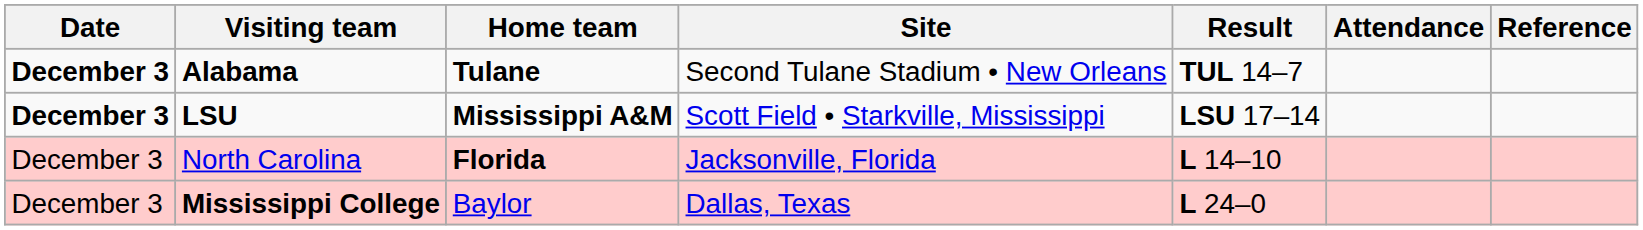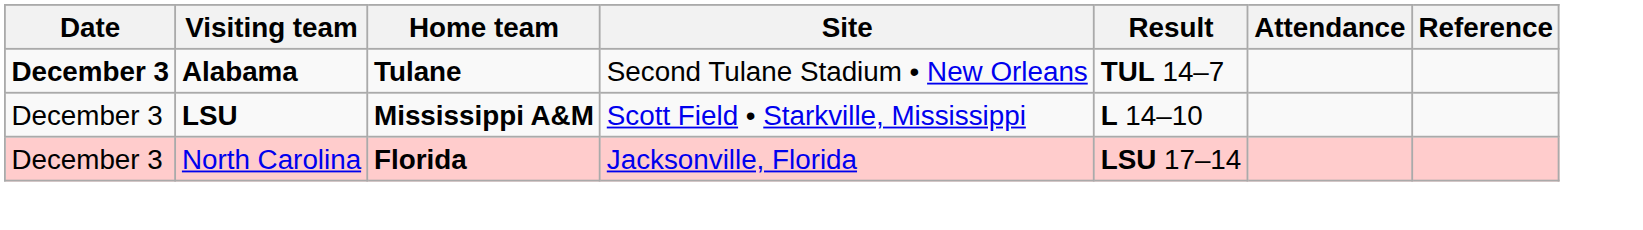(90, 115) bold -> (87, 115) normal
(1250, 115) LSU 17–14 -> (1152, 115) L 14–10
(1230, 159) L 14–10 -> (1171, 159) LSU 17–14
- row: (311, 203)
